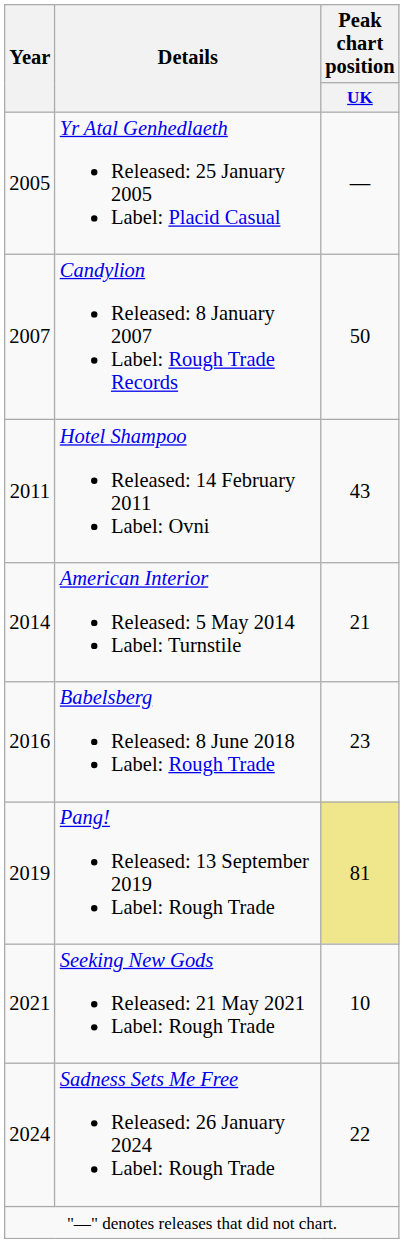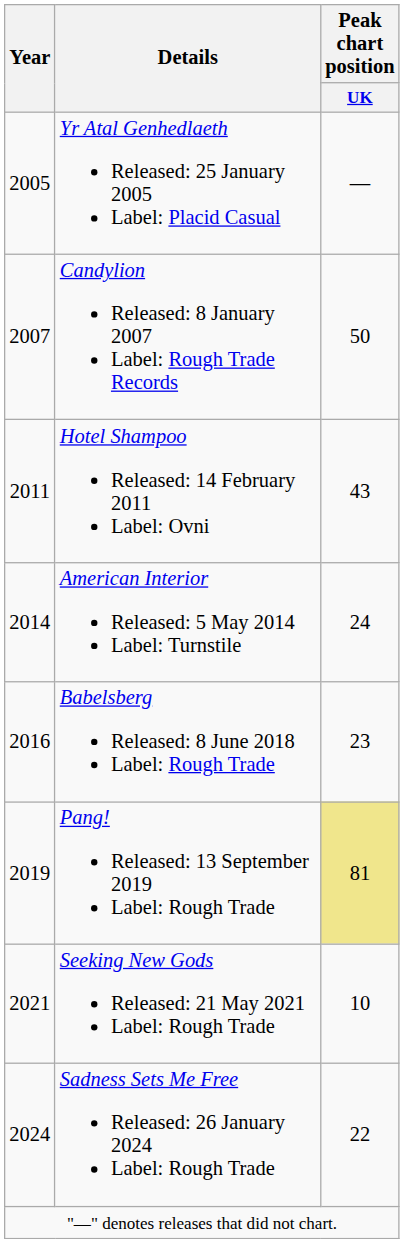(360, 622) 21 -> (360, 622) 24
